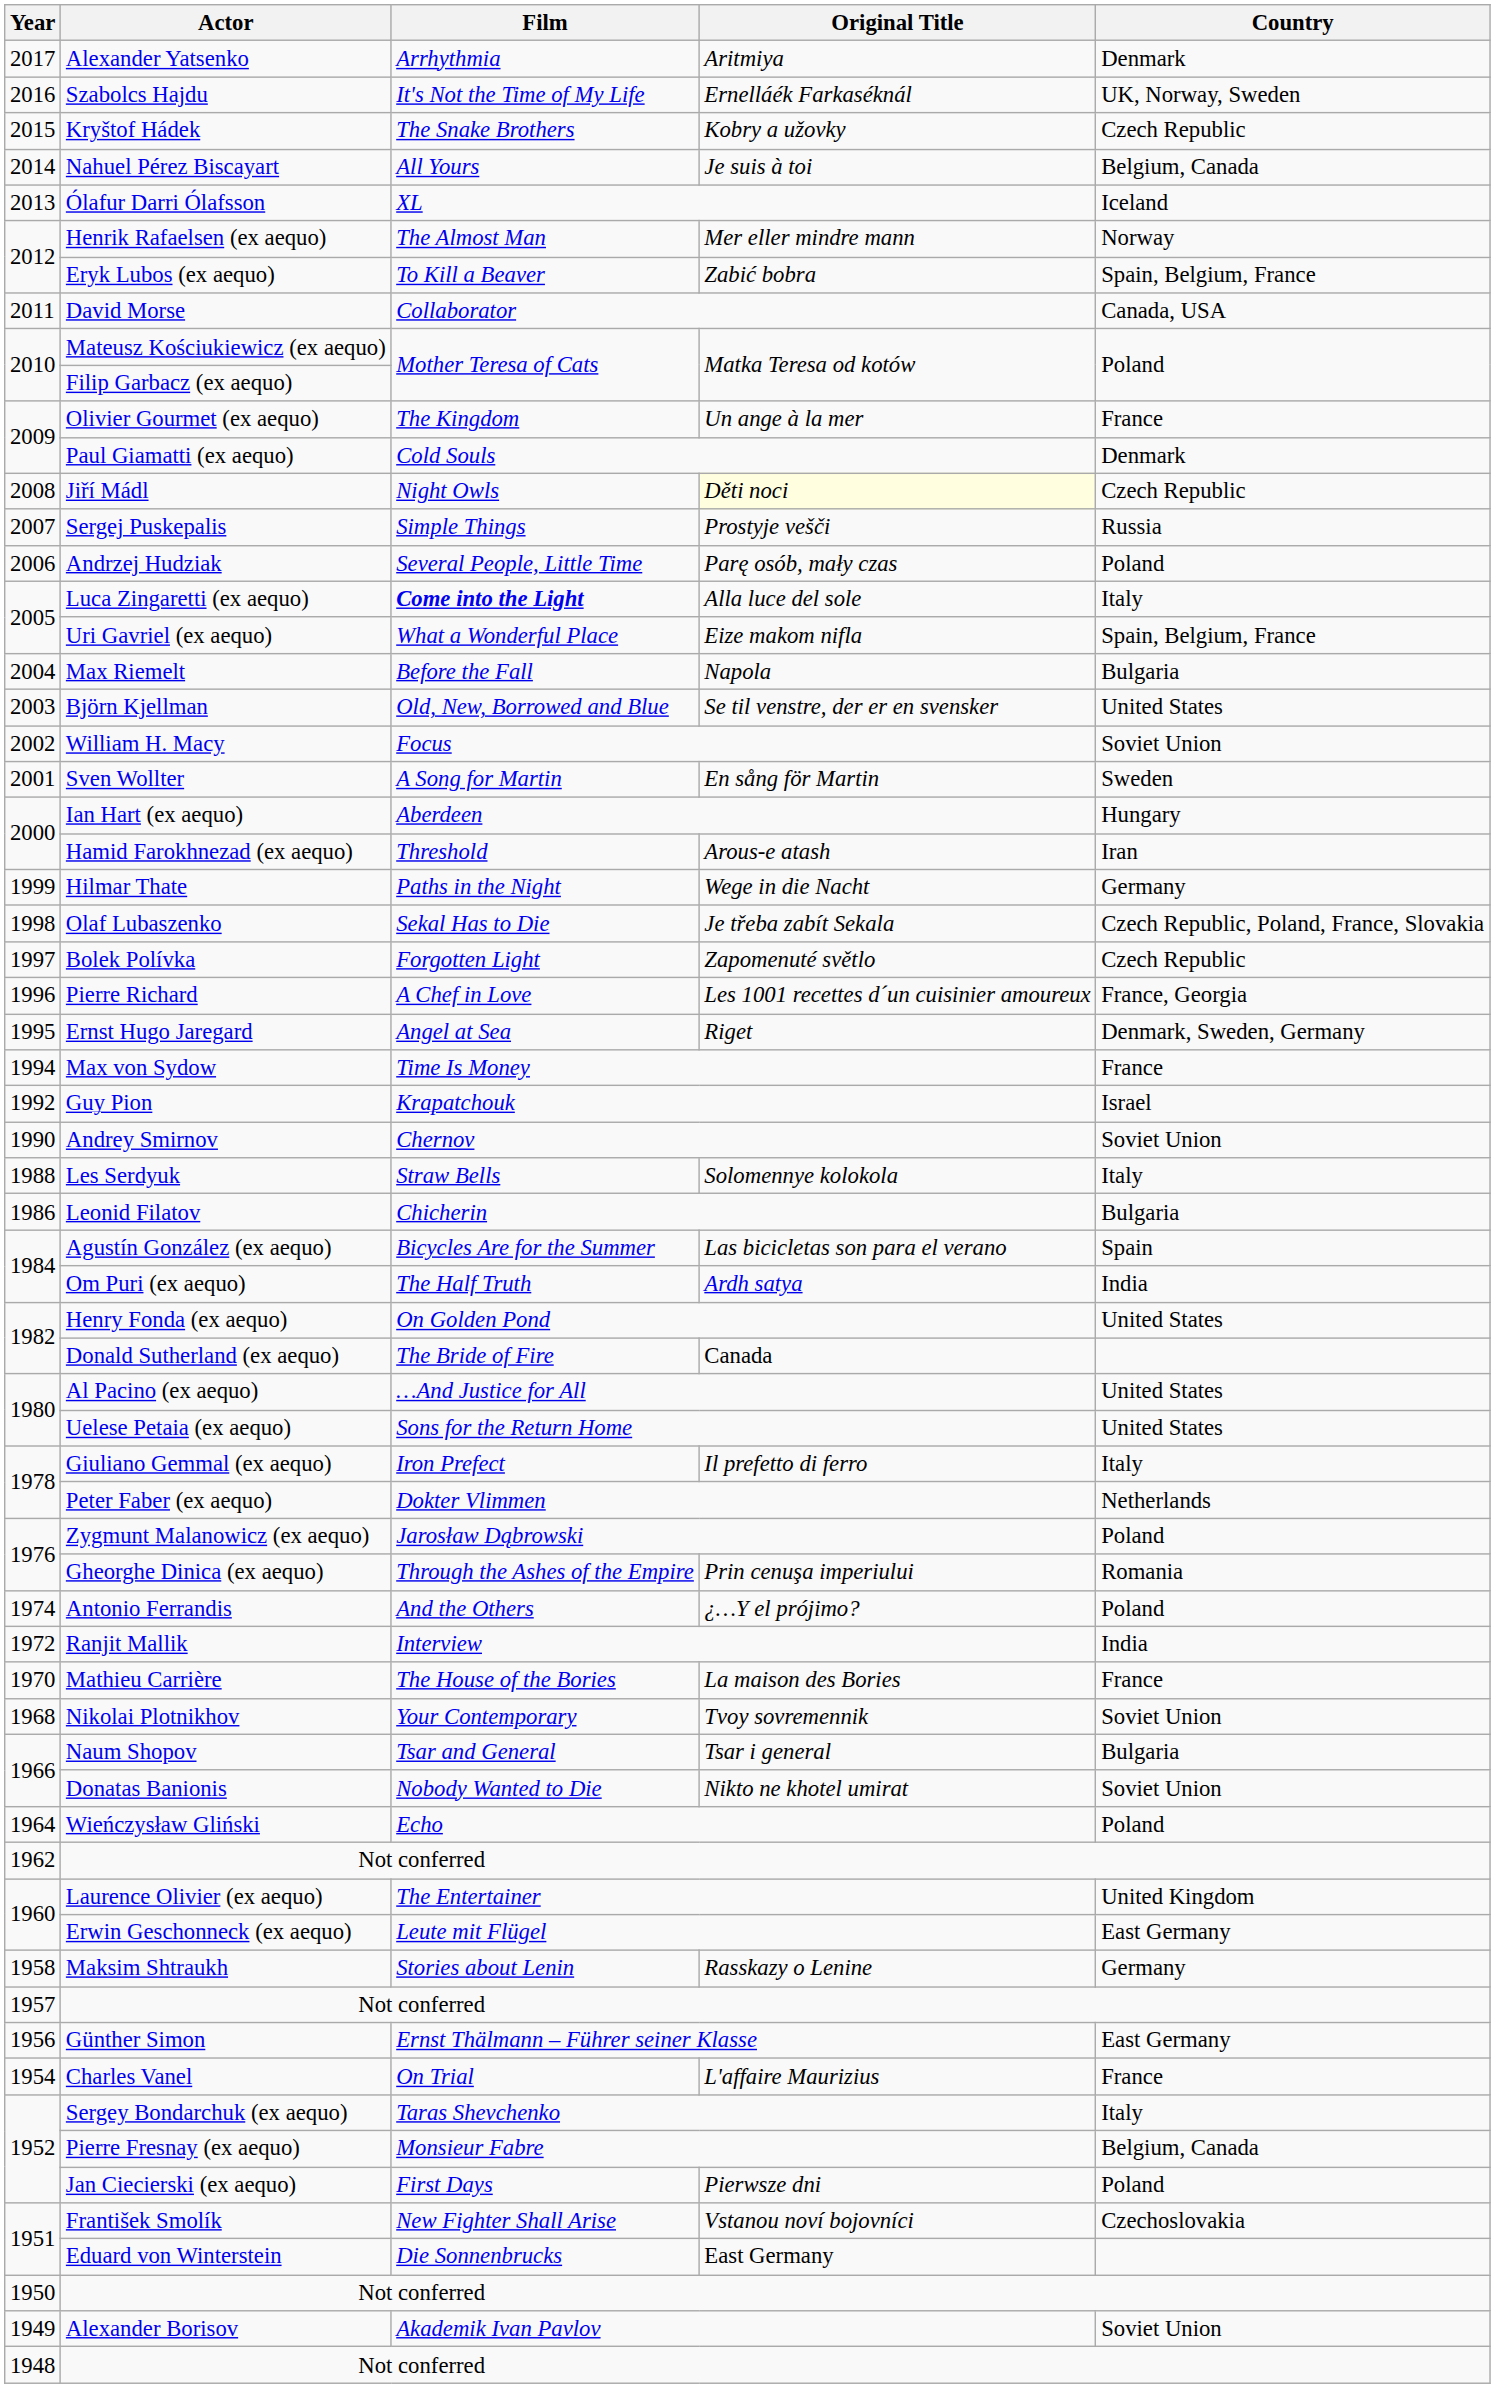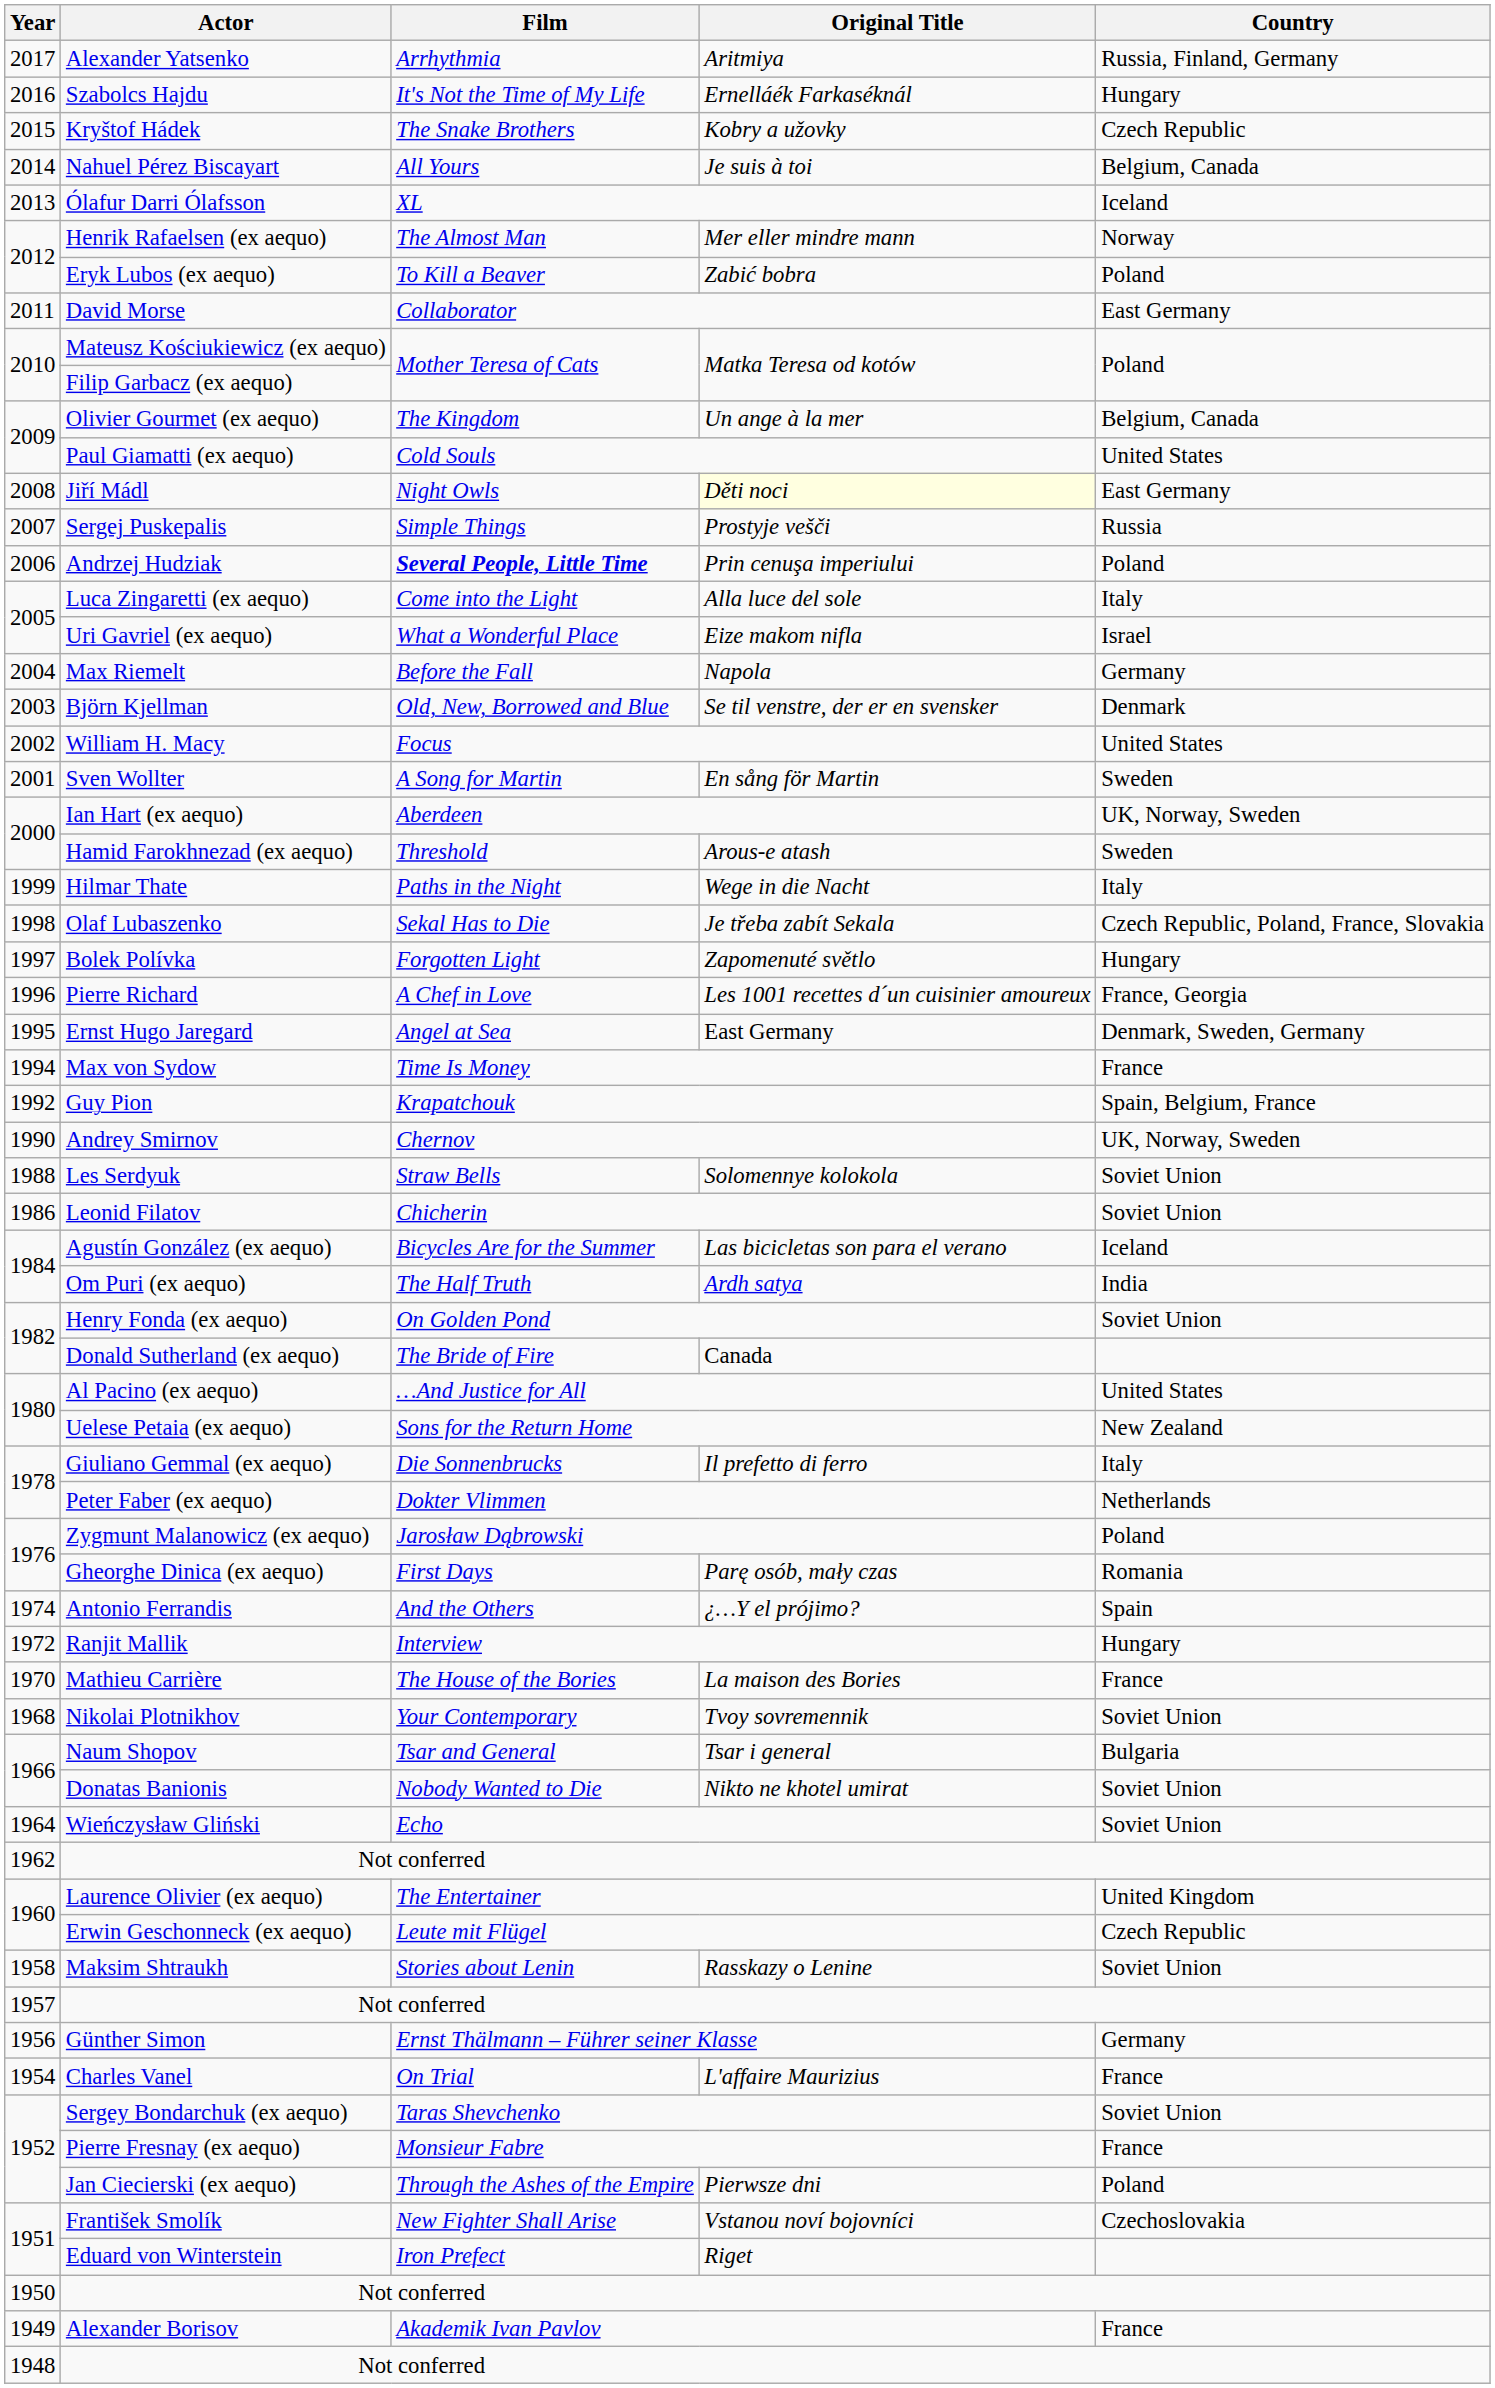(1143, 58) Denmark -> (1220, 58) Russia, Finland, Germany
(1201, 94) UK, Norway, Sweden -> (1141, 94) Hungary
(1208, 274) Spain, Belgium, France -> (1133, 274) Poland
(1164, 310) Canada, USA -> (1166, 310) East Germany
(1132, 418) France -> (1180, 418) Belgium, Canada
(1143, 454) Denmark -> (1162, 454) United States
(1173, 490) Czech Republic -> (1166, 490) East Germany
(519, 563) normal -> (522, 563) bold
(801, 563) Parę osób, mały czas -> (809, 563) Prin cenuşa imperiului
(490, 599) bold -> (487, 599) normal
(1208, 635) Spain, Belgium, France -> (1126, 635) Israel
(1140, 671) Bulgaria -> (1143, 671) Germany
(1162, 707) United States -> (1143, 707) Denmark
(1161, 743) Soviet Union -> (1162, 743) United States
(1141, 815) Hungary -> (1201, 815) UK, Norway, Sweden
(1119, 851) Iran -> (1137, 851) Sweden
(1143, 887) Germany -> (1122, 887) Italy
(1173, 959) Czech Republic -> (1141, 959) Hungary
(728, 1031) Riget -> (769, 1031) East Germany
(1126, 1103) Israel -> (1208, 1103) Spain, Belgium, France
(1161, 1139) Soviet Union -> (1201, 1139) UK, Norway, Sweden
(1122, 1175) Italy -> (1161, 1175) Soviet Union
(1140, 1211) Bulgaria -> (1161, 1211) Soviet Union
(1127, 1247) Spain -> (1135, 1247) Iceland
(1162, 1319) United States -> (1161, 1319) Soviet Union
(1162, 1427) United States -> (1162, 1427) New Zealand
(451, 1463) Iron Prefect -> (479, 1463) Die Sonnenbrucks
(545, 1571) Through the Ashes of the Empire -> (444, 1571) First Days
(809, 1571) Prin cenuşa imperiului -> (801, 1571) Parę osób, mały czas
(1133, 1607) Poland -> (1127, 1607) Spain
(1125, 1643) India -> (1141, 1643) Hungary
(1133, 1824) Poland -> (1161, 1824) Soviet Union
(1166, 1932) East Germany -> (1173, 1932) Czech Republic
(1143, 1968) Germany -> (1161, 1968) Soviet Union
(1166, 2040) East Germany -> (1143, 2040) Germany
(1122, 2112) Italy -> (1161, 2112) Soviet Union
(1180, 2148) Belgium, Canada -> (1132, 2148) France
(444, 2184) First Days -> (545, 2184) Through the Ashes of the Empire
(479, 2256) Die Sonnenbrucks -> (451, 2256) Iron Prefect
(769, 2256) East Germany -> (728, 2256) Riget
(1161, 2328) Soviet Union -> (1132, 2328) France
